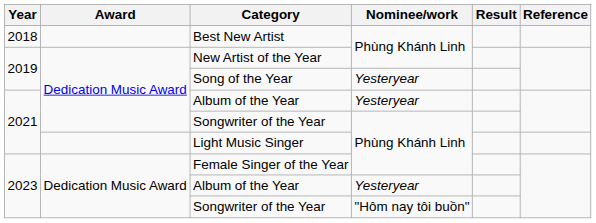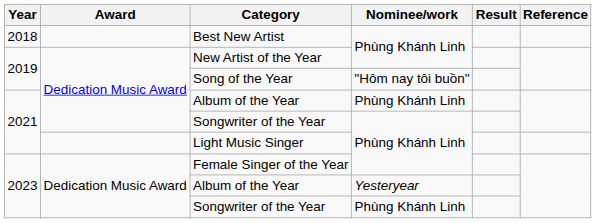(387, 79) Yesteryear -> (412, 79) "Hôm nay tôi buồn"
(387, 100) Yesteryear -> (410, 100) Phùng Khánh Linh
(412, 206) "Hôm nay tôi buồn" -> (410, 206) Phùng Khánh Linh
